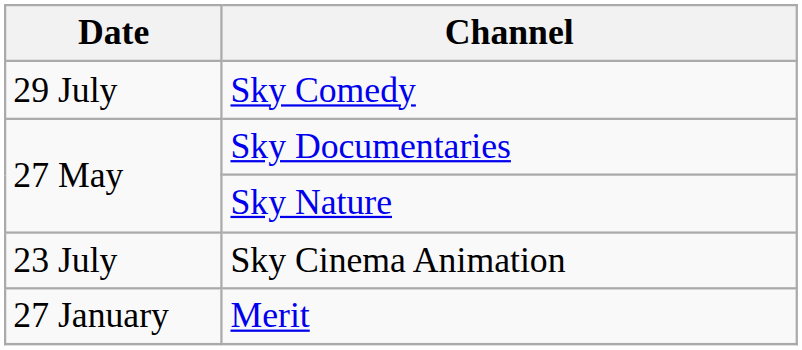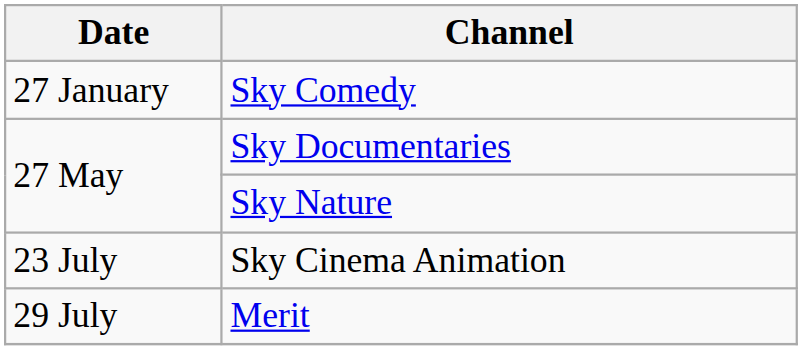(65, 89) 29 July -> (91, 89) 27 January
(91, 315) 27 January -> (65, 315) 29 July
